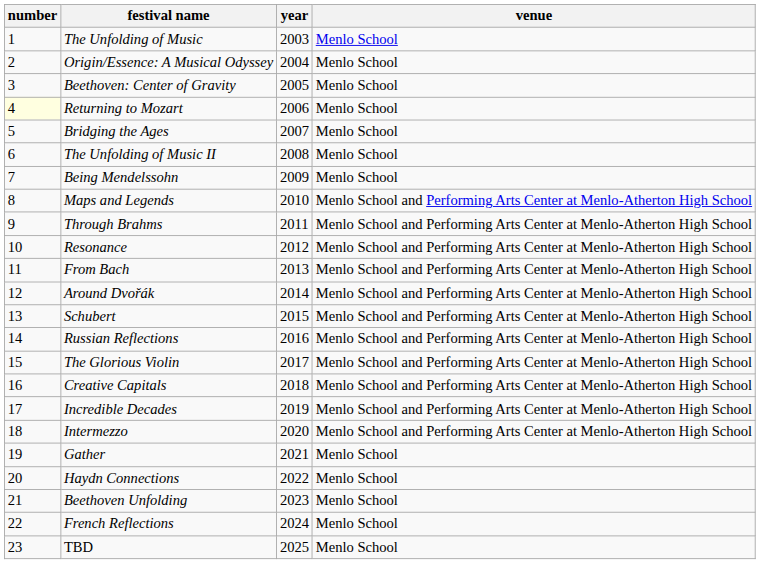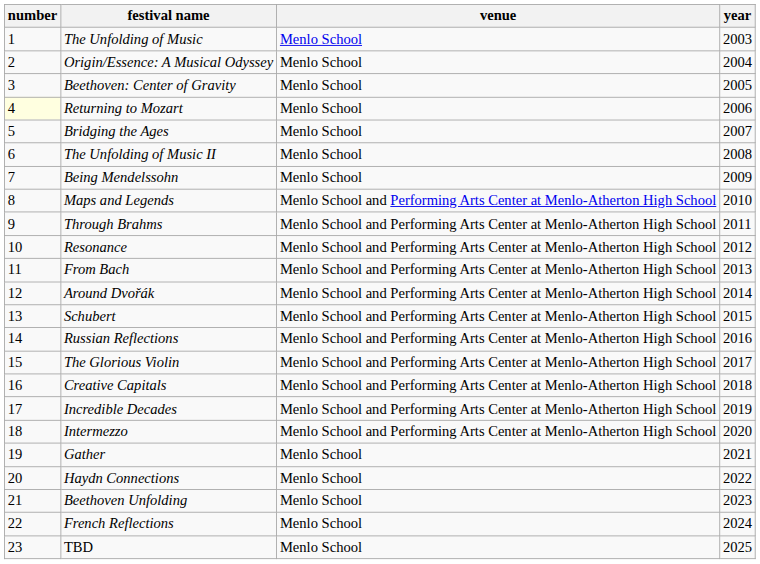columns swapped: (294, 16) <-> (534, 16)
